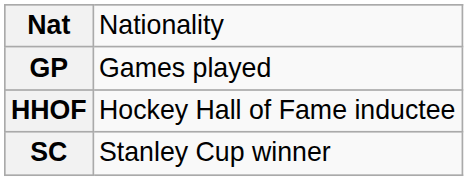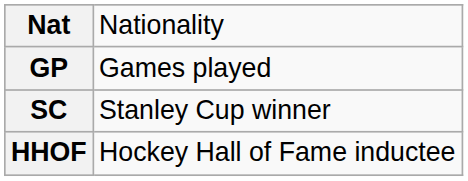rows swapped: (49, 152) <-> (49, 110)
